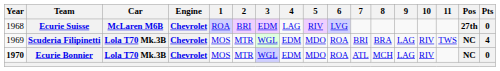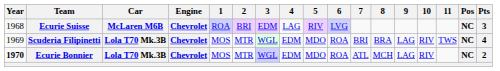(469, 26) 27th -> (468, 26) NC
(488, 26) 0 -> (484, 26) 3
(488, 55) 0 -> (484, 55) 2
